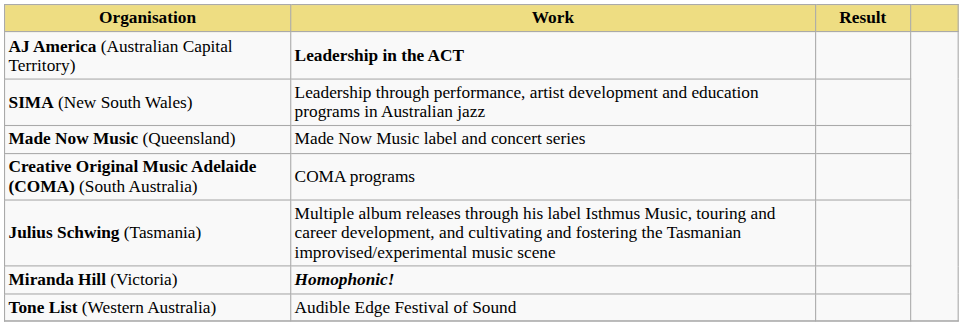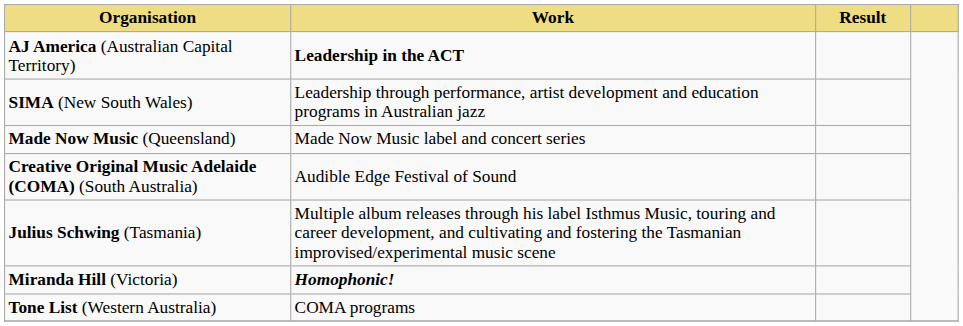(355, 176) COMA programs -> (405, 176) Audible Edge Festival of Sound
(405, 307) Audible Edge Festival of Sound -> (355, 307) COMA programs
